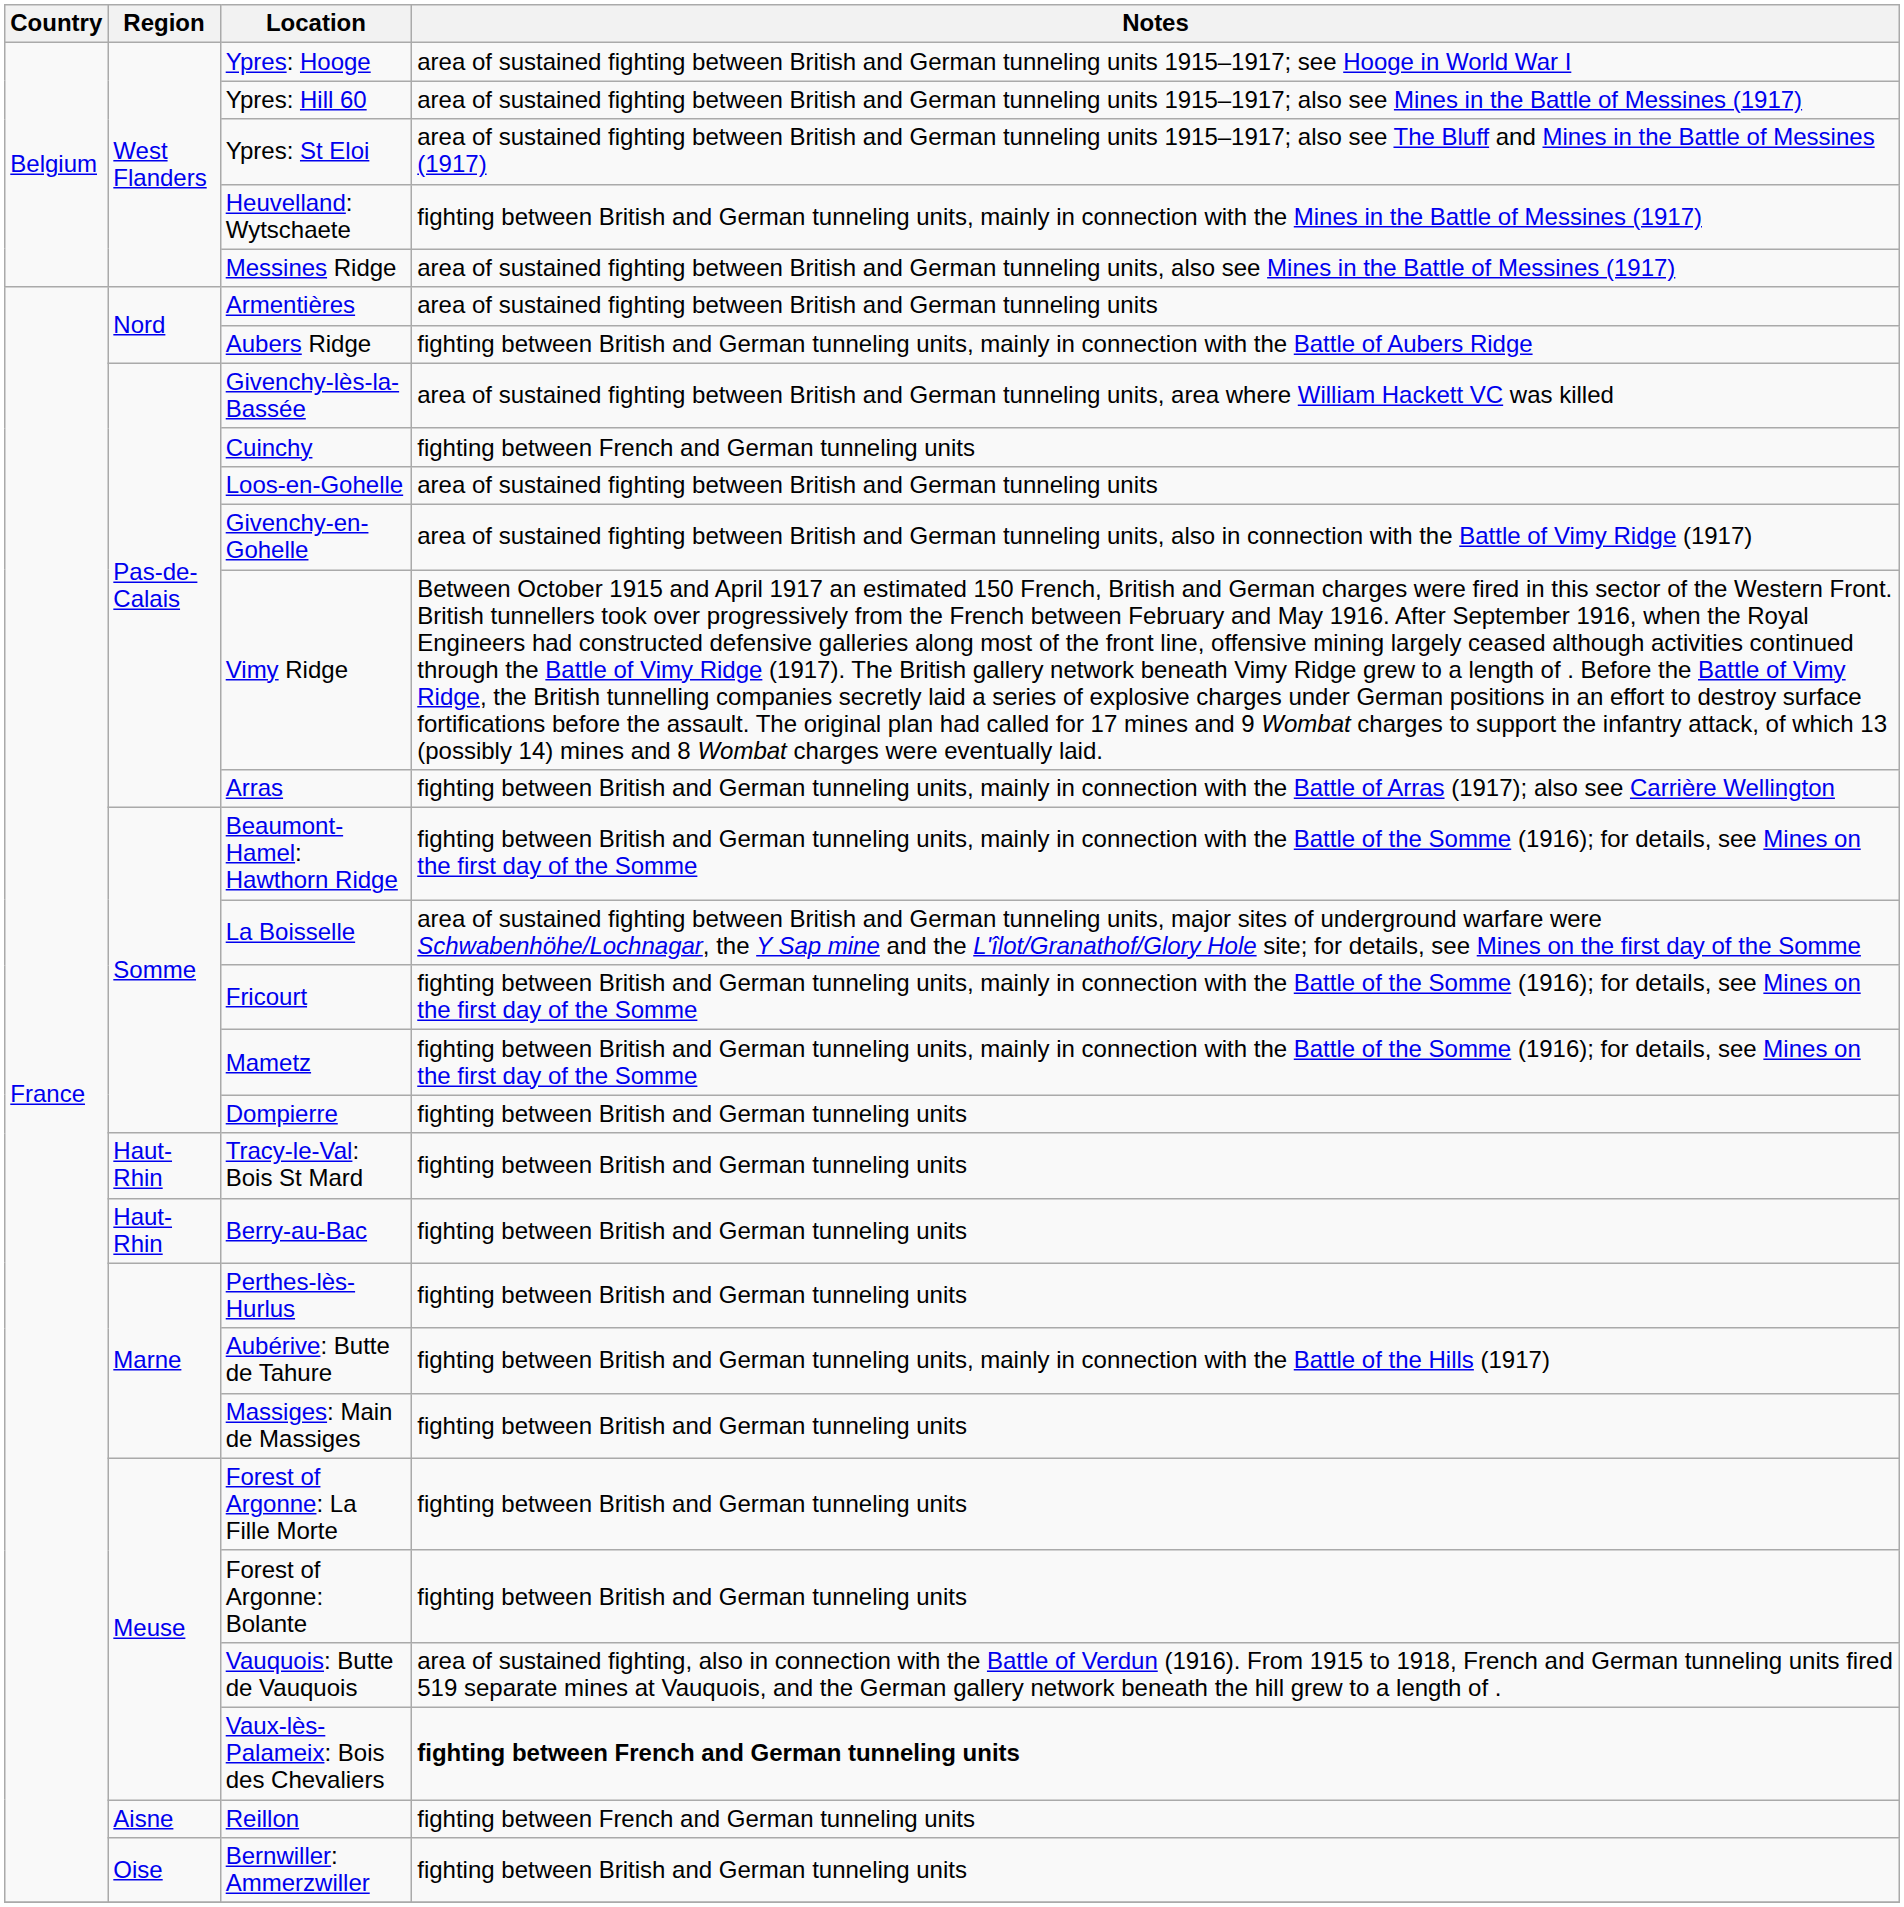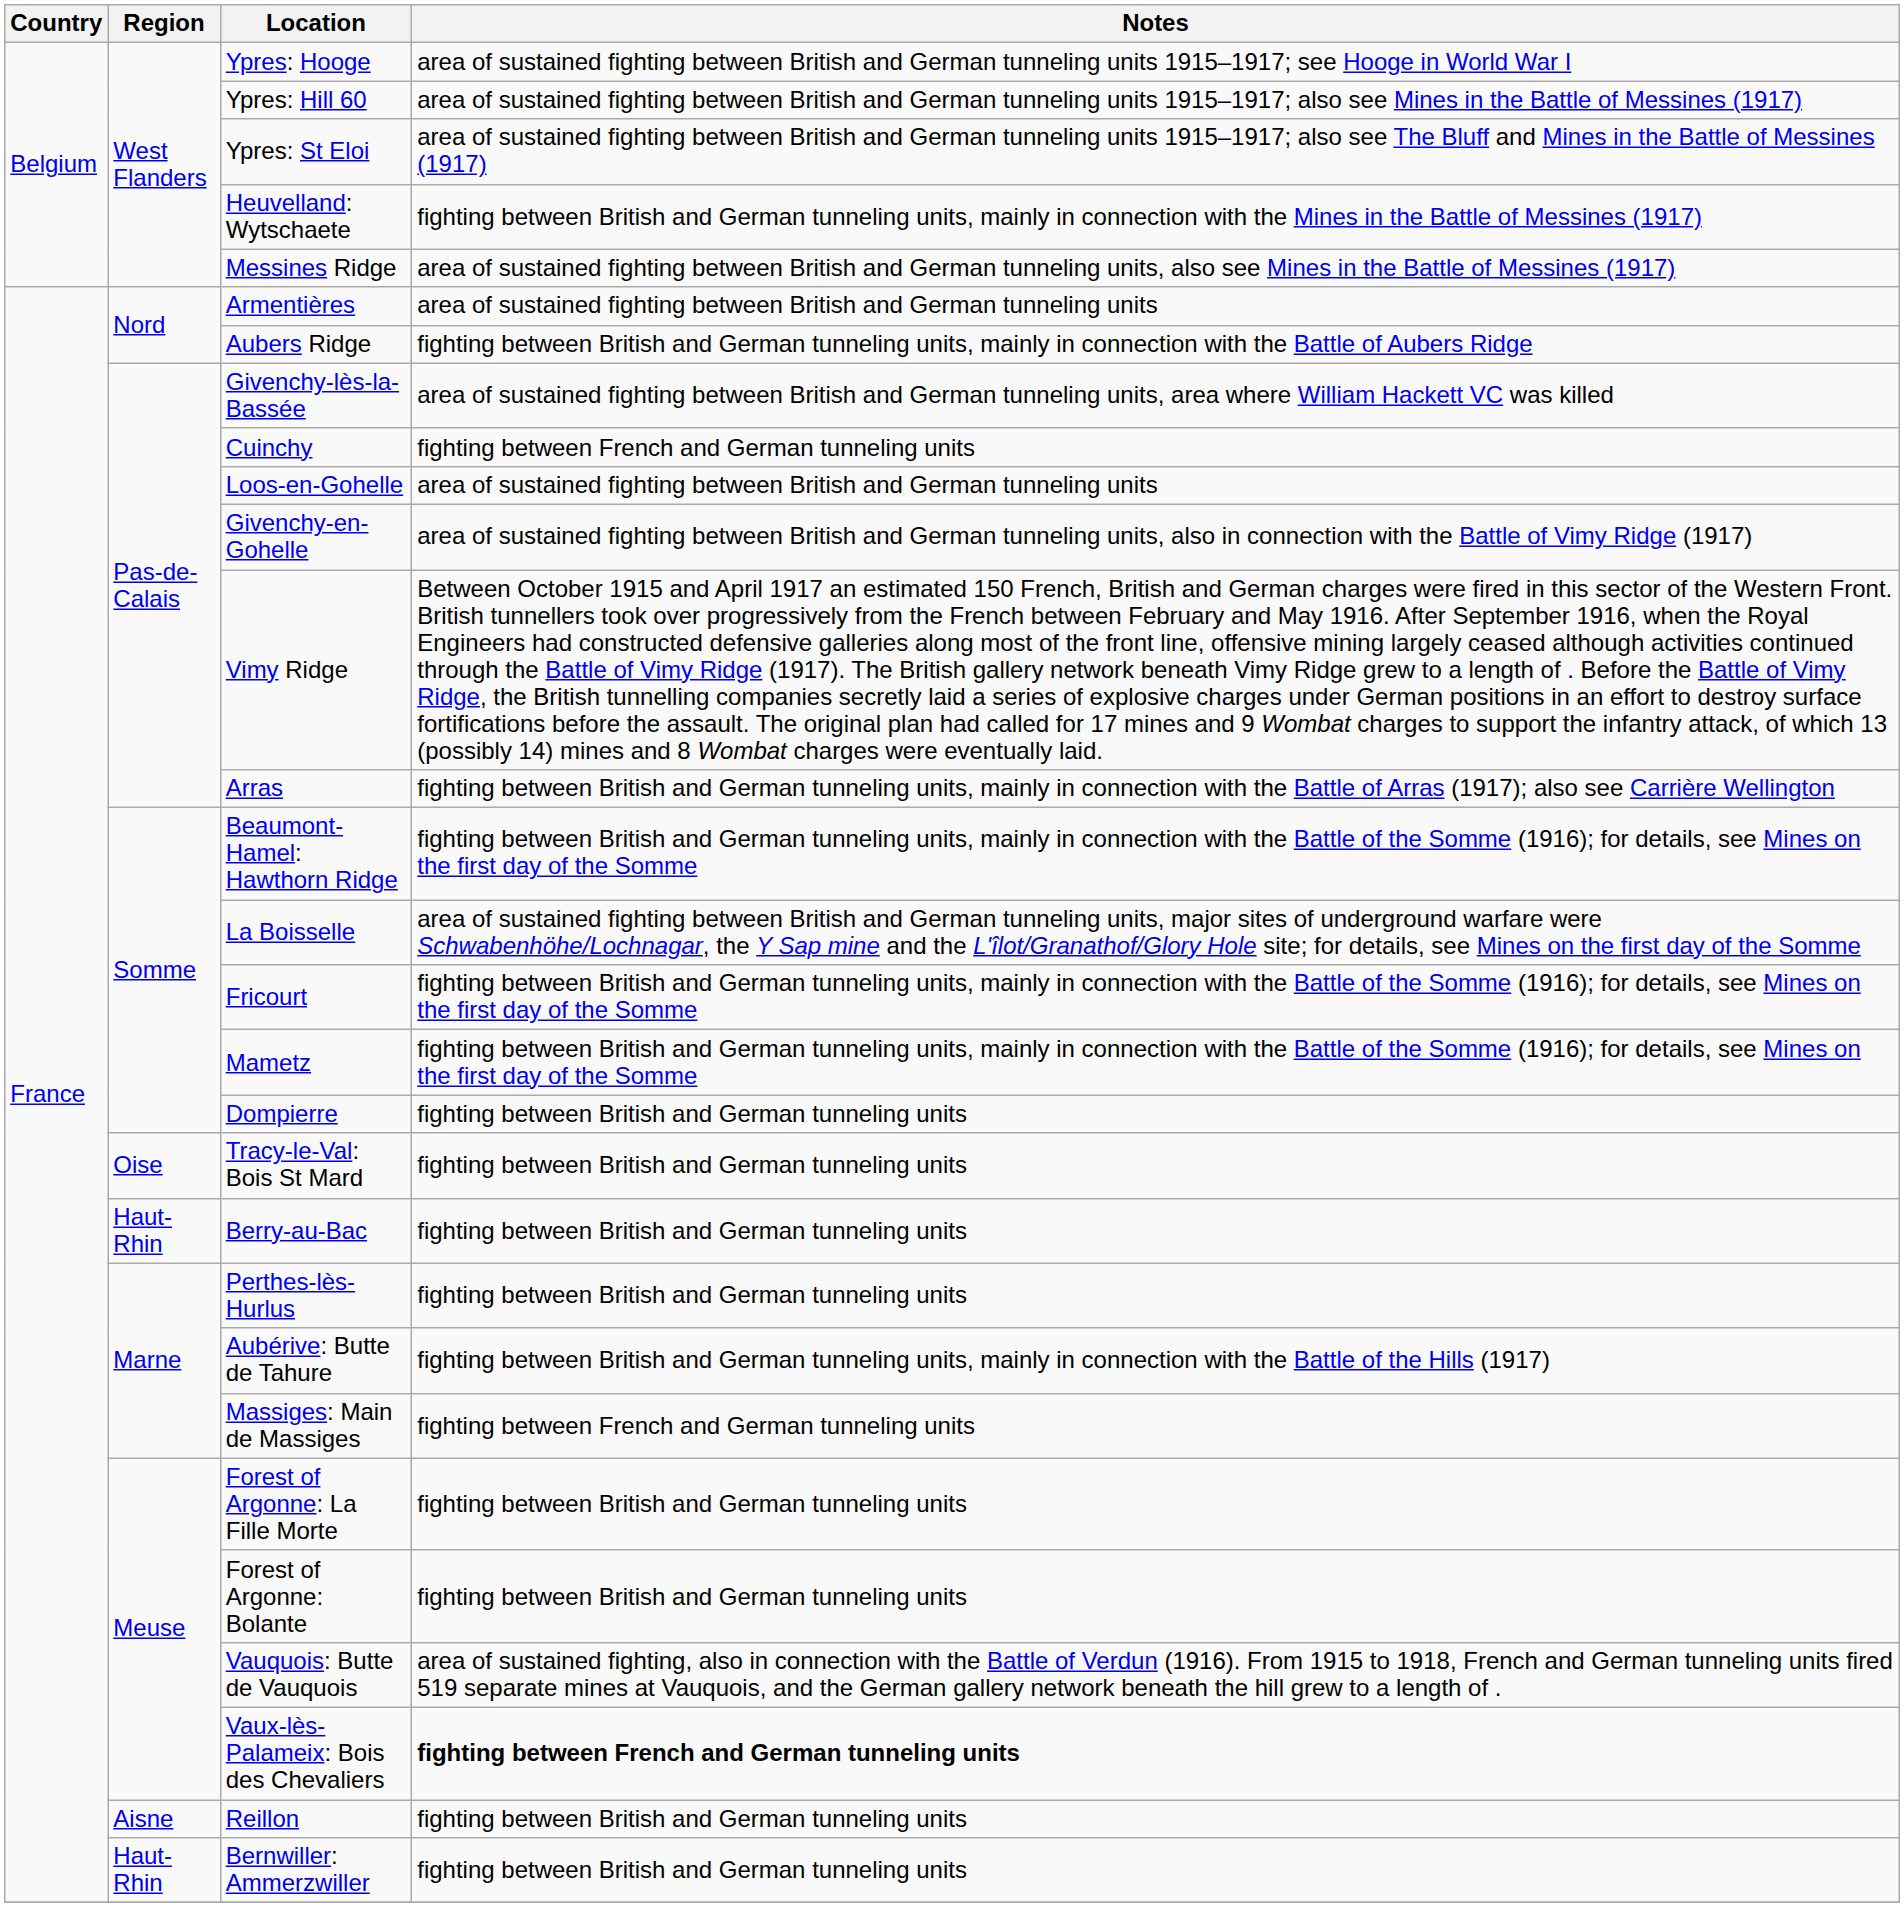(143, 1165) Haut-Rhin -> (138, 1165) Oise
(692, 1425) fighting between British and German tunneling units -> (696, 1425) fighting between French and German tunneling units
(696, 1818) fighting between French and German tunneling units -> (692, 1818) fighting between British and German tunneling units
(138, 1869) Oise -> (143, 1869) Haut-Rhin
